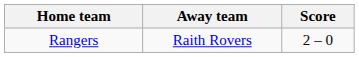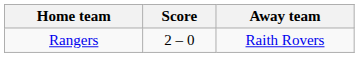columns swapped: (318, 16) <-> (212, 16)
